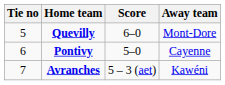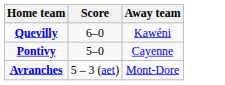- column: (23, 13)
(190, 32) Mont-Dore -> (153, 32) Kawéni
(190, 70) Kawéni -> (153, 70) Mont-Dore
